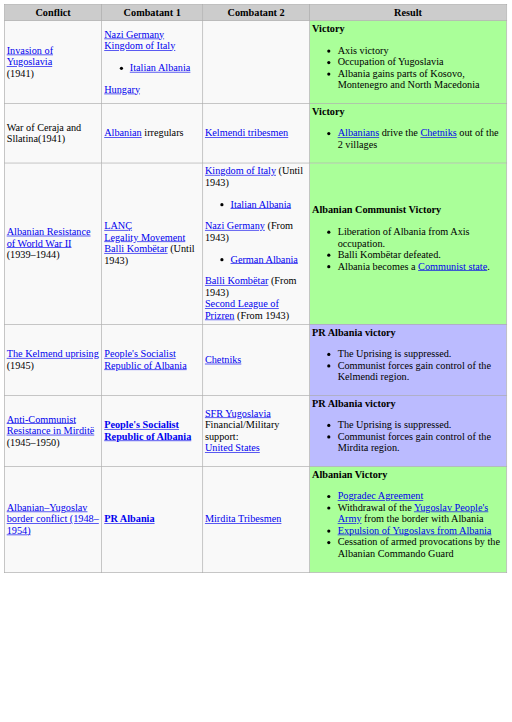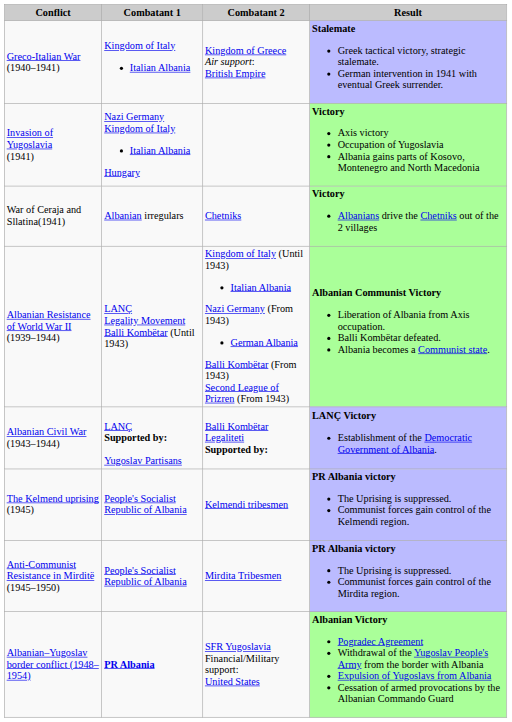+ row: (44, 62)
(247, 133) Kelmendi tribesmen -> (223, 216) Chetniks
+ row: (47, 438)
(223, 359) Chetniks -> (247, 504) Kelmendi tribesmen
(148, 431) bold -> (145, 576) normal
(242, 431) SFR Yugoslavia Financial/Military support: United States -> (243, 576) Mirdita Tribesmen
(243, 519) Mirdita Tribesmen -> (242, 664) SFR Yugoslavia Financial/Military support: United States
